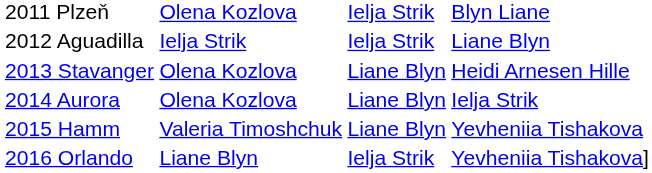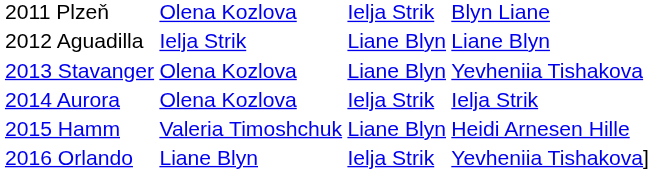(391, 41) Ielja Strik -> (397, 41) Liane Blyn
(541, 70) Heidi Arnesen Hille -> (547, 70) Yevheniia Tishakova
(397, 99) Liane Blyn -> (391, 99) Ielja Strik
(547, 128) Yevheniia Tishakova -> (541, 128) Heidi Arnesen Hille
